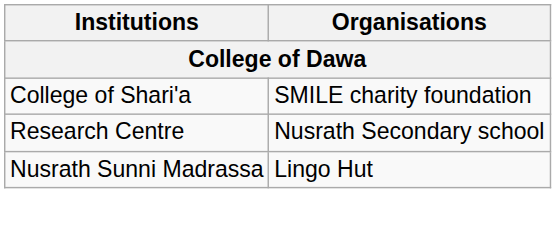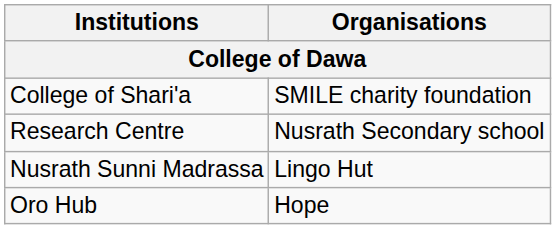+ row: (54, 205)
